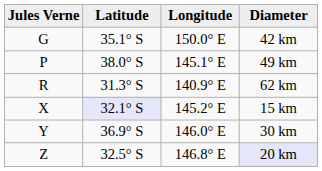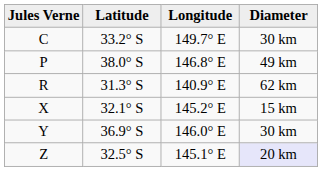+ row: (44, 39)
- row: (44, 39)
(200, 62) 145.1° E -> (200, 62) 146.8° E
(122, 108) lavender background -> (122, 108) no background
(200, 154) 146.8° E -> (200, 154) 145.1° E
